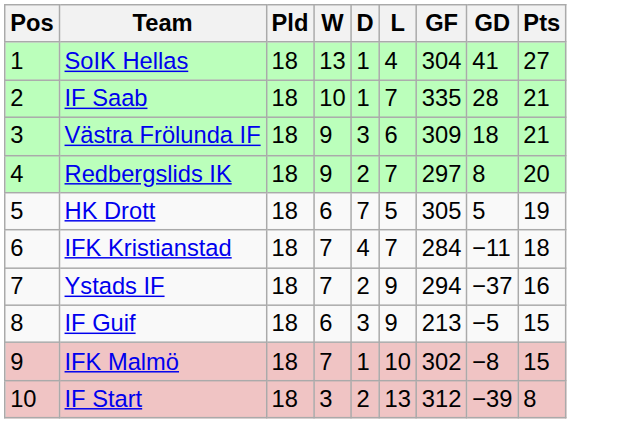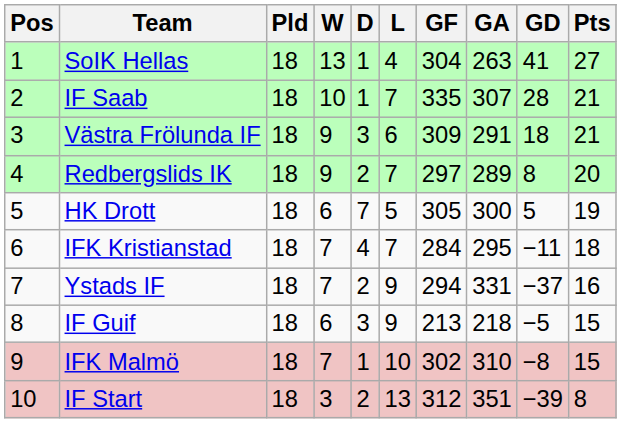+ column: (492, 23)
